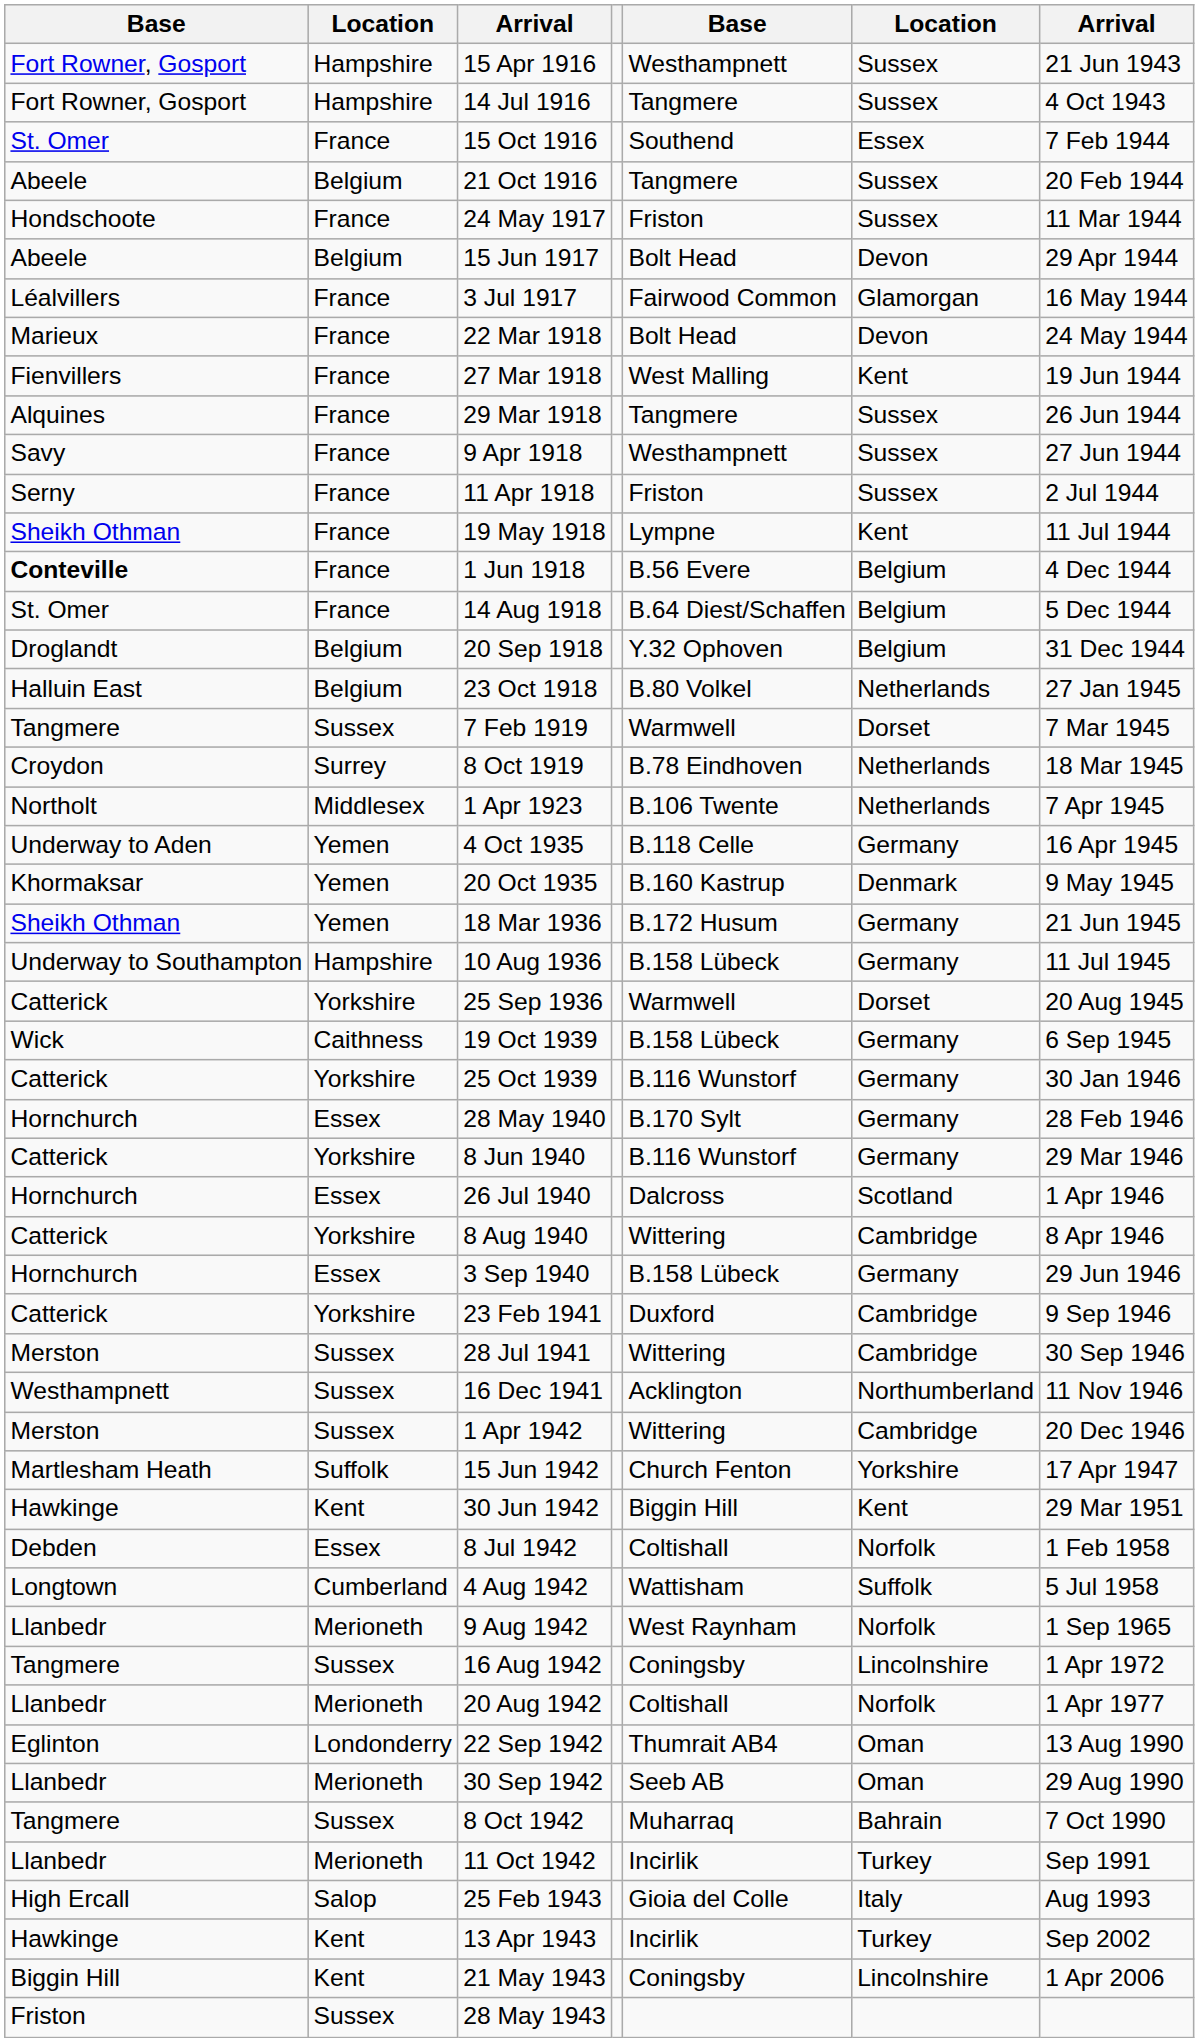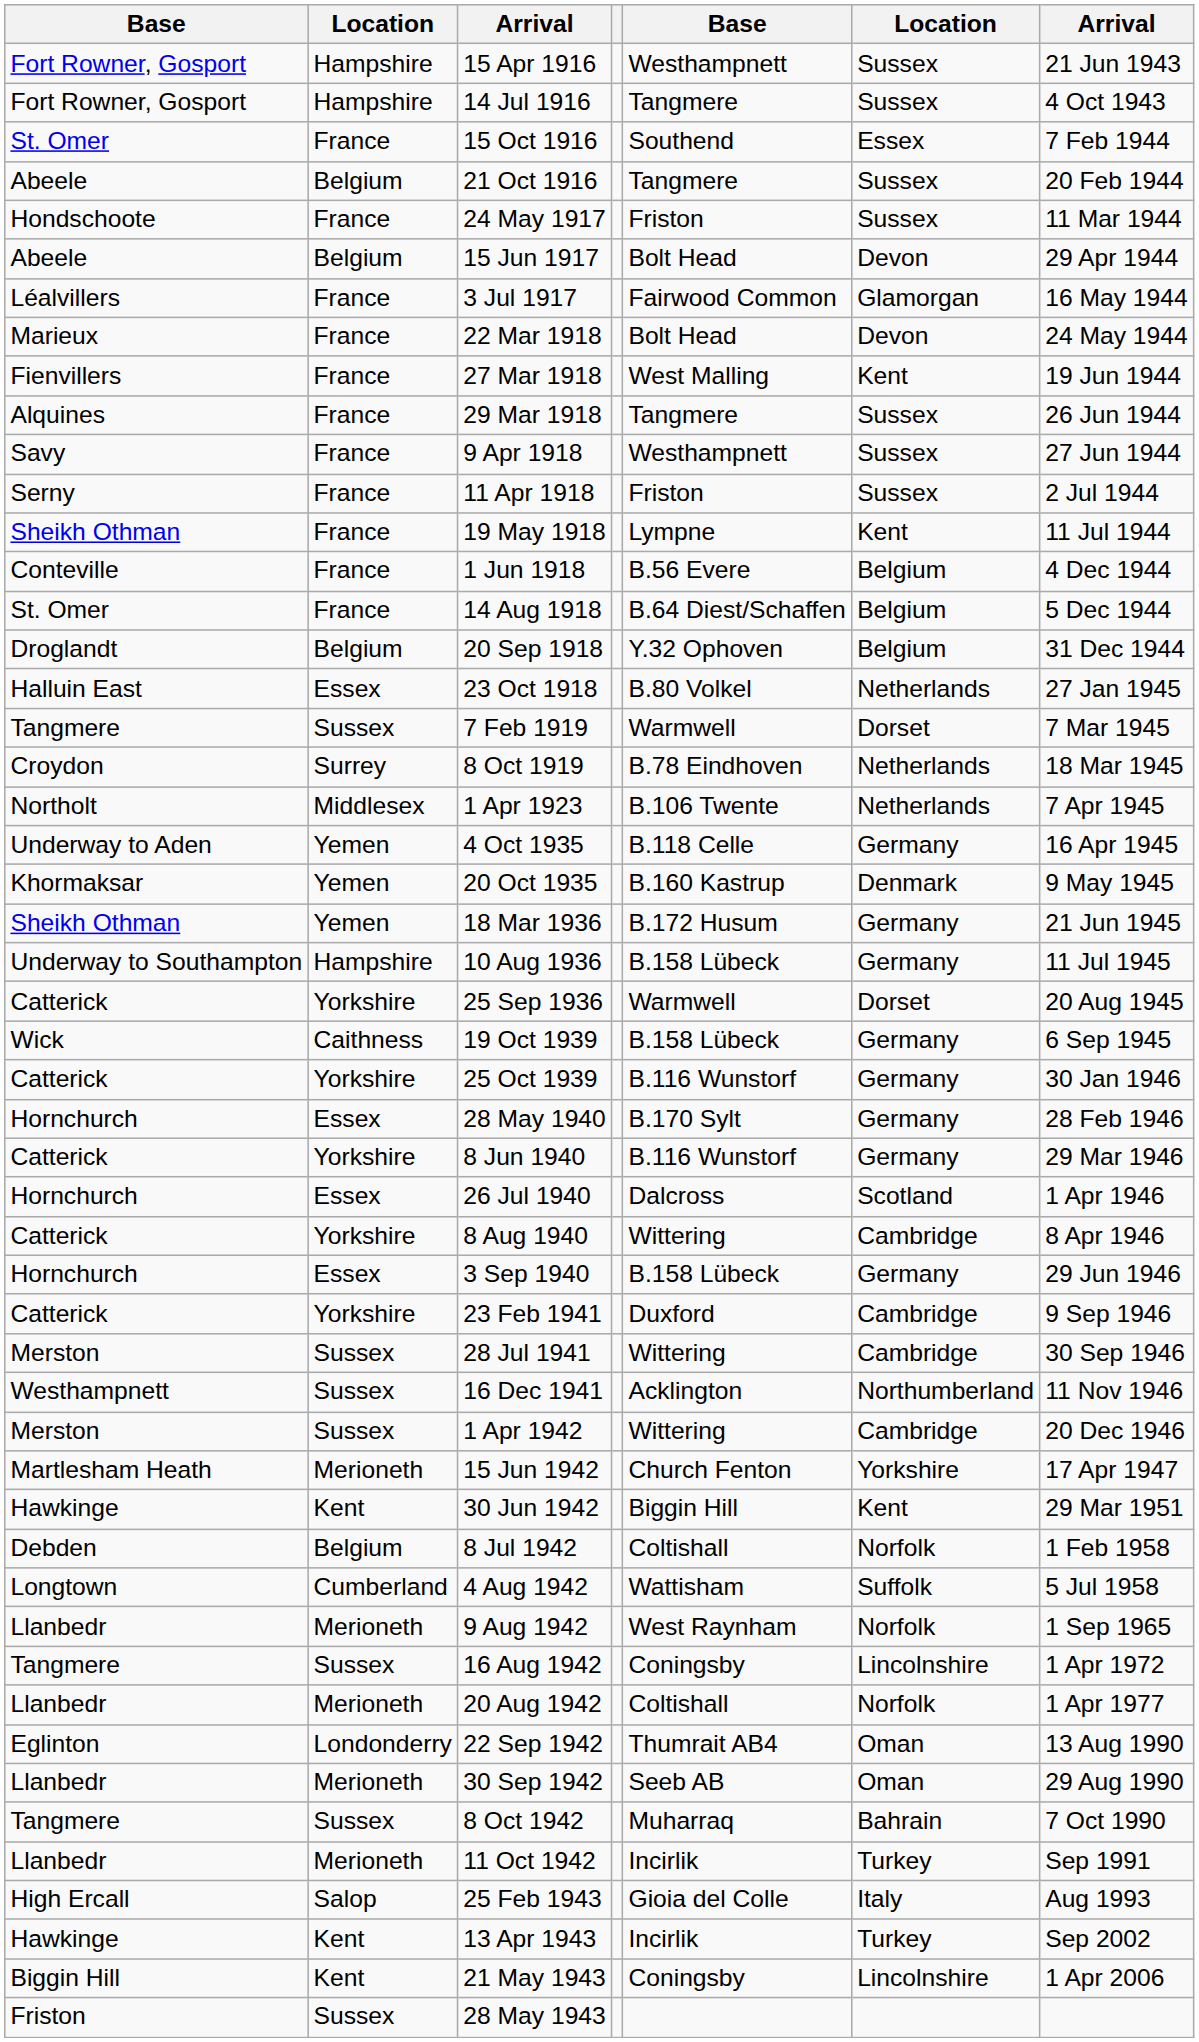(69, 571) bold -> (65, 571) normal
(358, 688) Belgium -> (347, 688) Essex
(351, 1469) Suffolk -> (368, 1469) Merioneth
(347, 1548) Essex -> (358, 1548) Belgium
